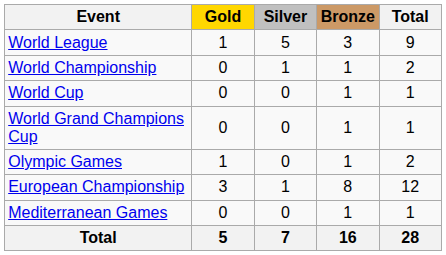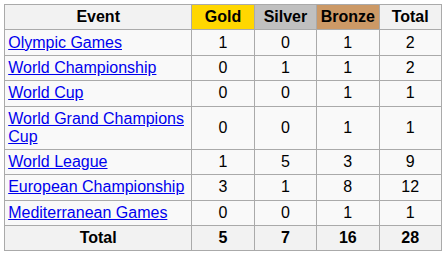rows swapped: (65, 162) <-> (58, 42)
